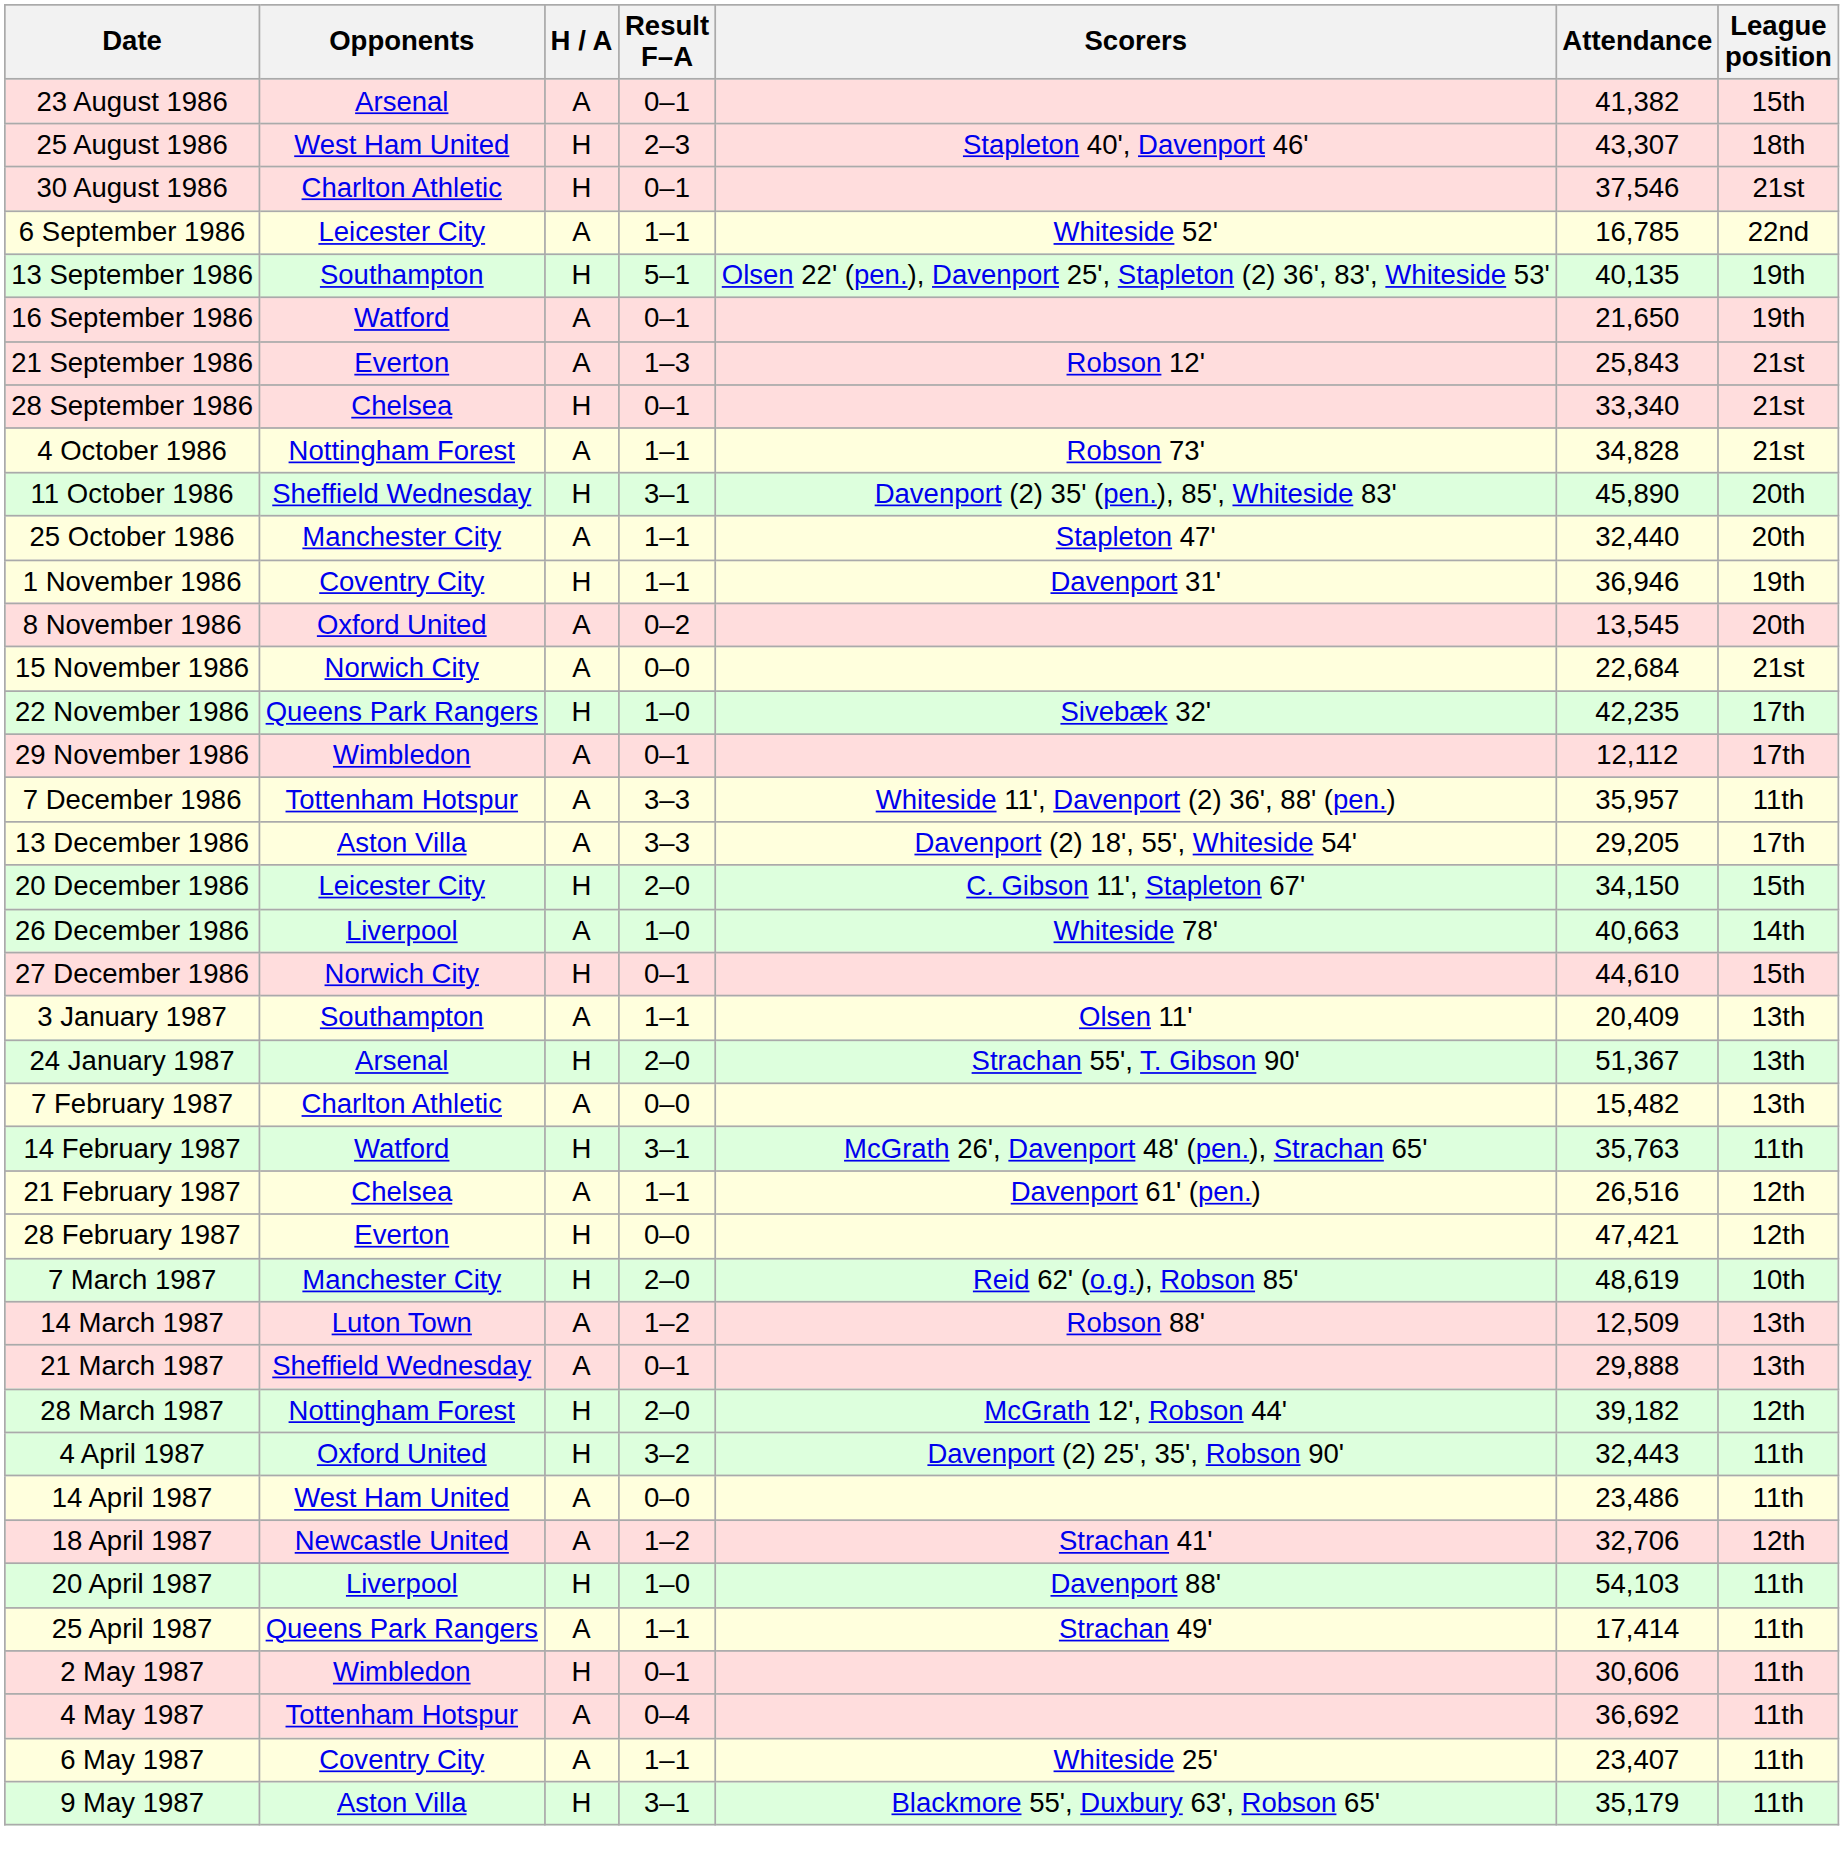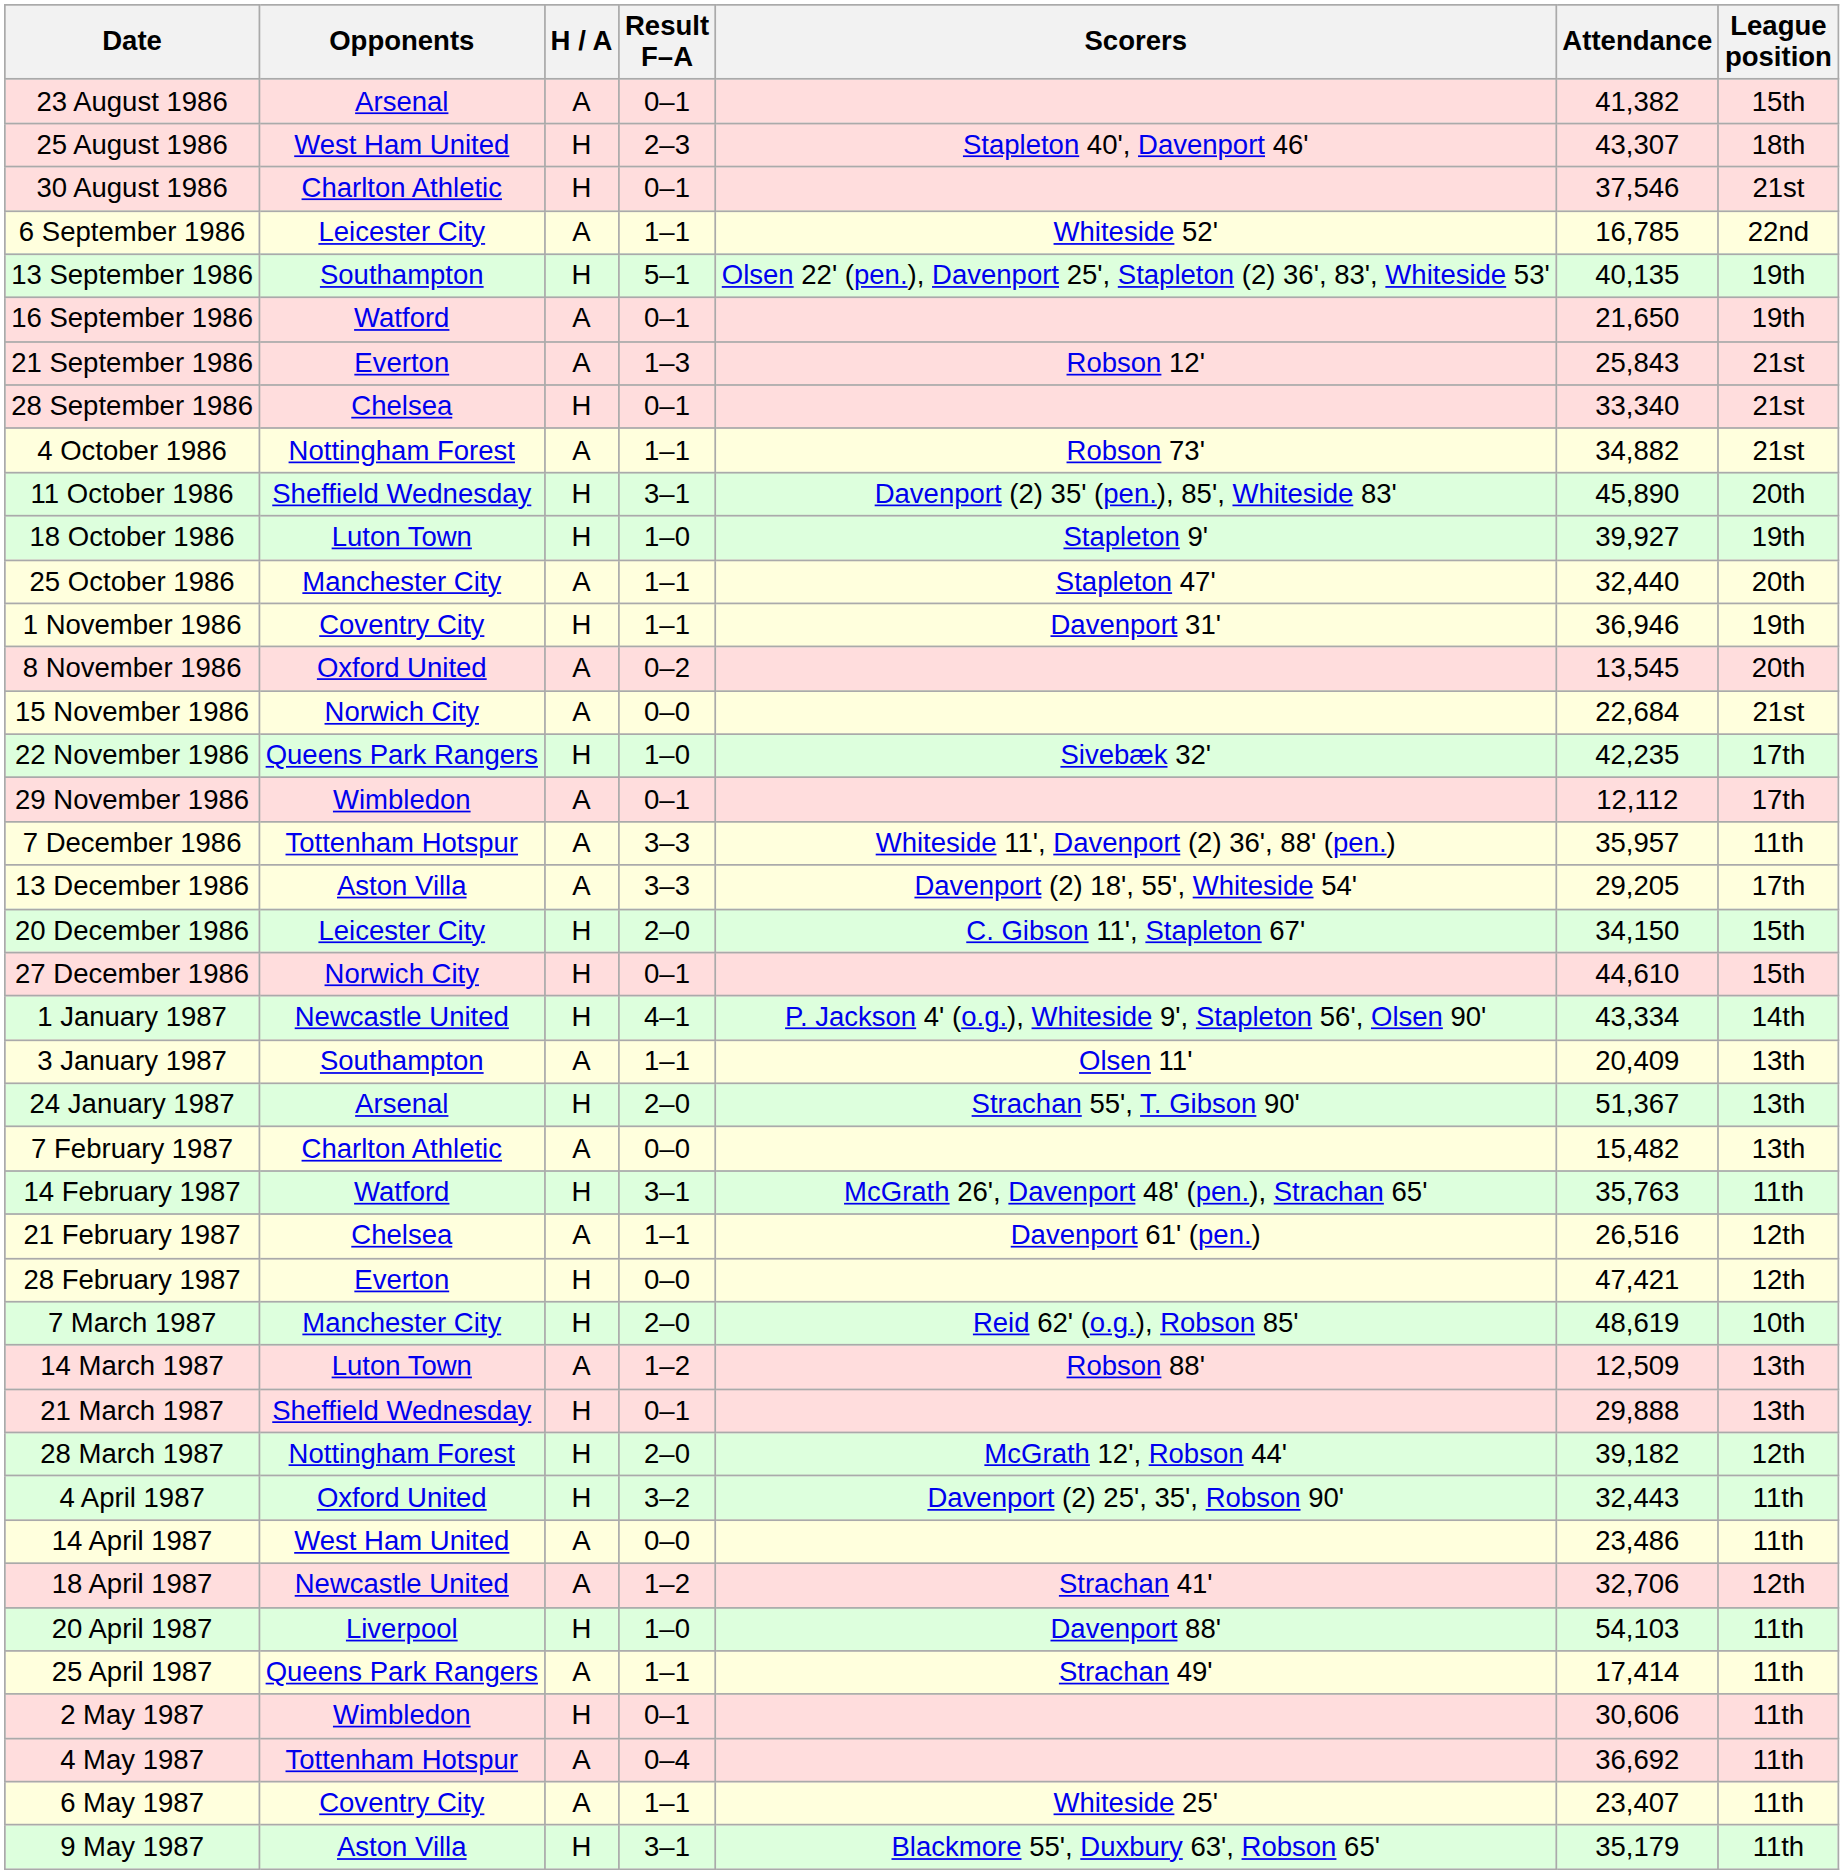(1637, 450) 34,828 -> (1637, 450) 34,882
+ row: (132, 537)
- row: (132, 930)
+ row: (132, 1017)
(581, 1366) A -> (581, 1410) H
